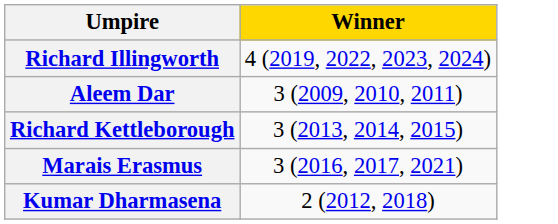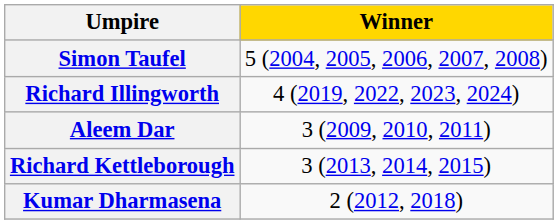+ row: (122, 58)
- row: (122, 165)
